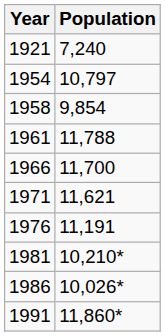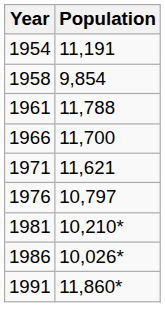- row: (30, 49)
(88, 78) 10,797 -> (87, 49) 11,191
(87, 227) 11,191 -> (88, 197) 10,797
